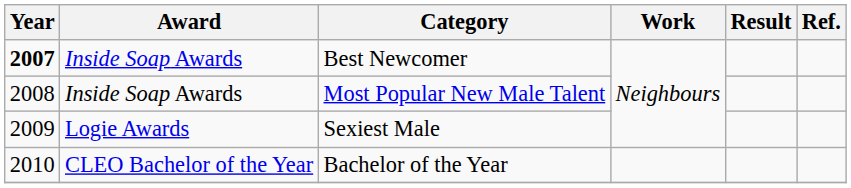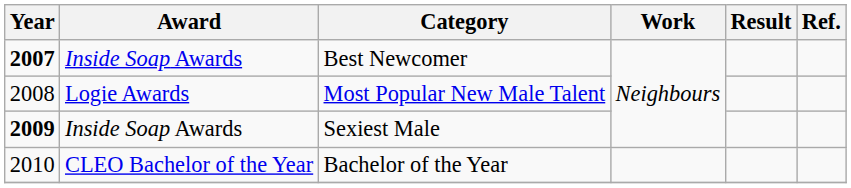(154, 93) Inside Soap Awards -> (127, 93) Logie Awards
(32, 128) normal -> (32, 128) bold
(127, 128) Logie Awards -> (154, 128) Inside Soap Awards
